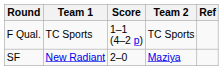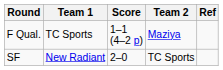(171, 35) TC Sports -> (164, 35) Maziya
(164, 57) Maziya -> (171, 57) TC Sports
